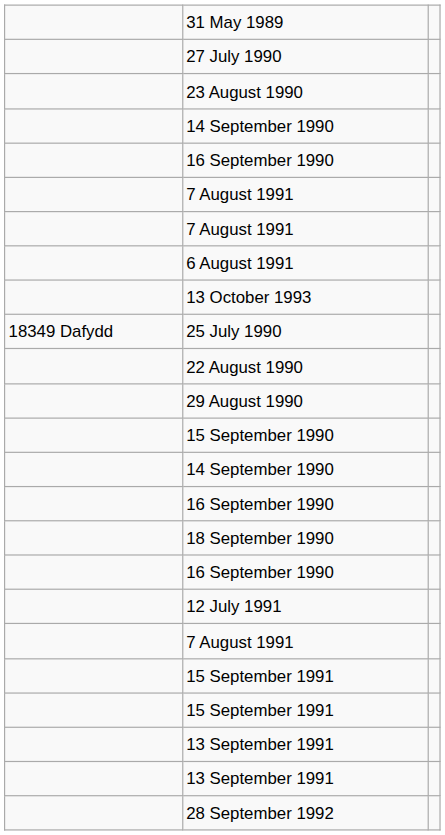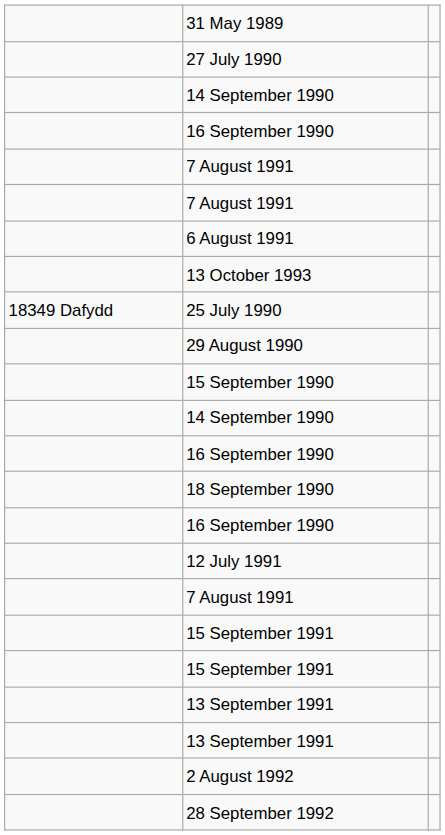- row: (93, 91)
- row: (93, 366)
+ row: (93, 776)
